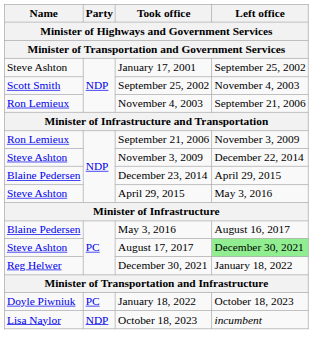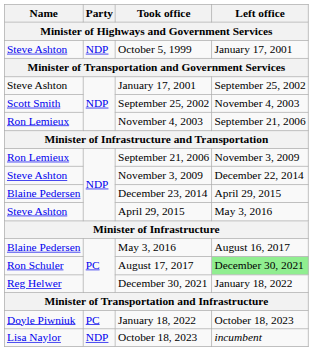+ row: (155, 49)
(37, 247) Steve Ashton -> (35, 265) Ron Schuler
